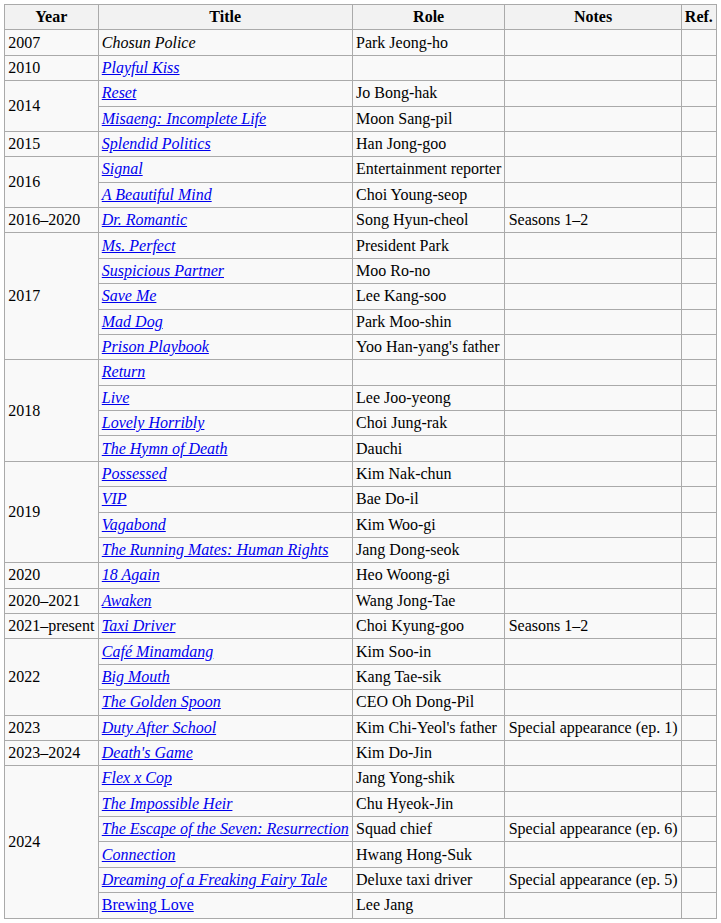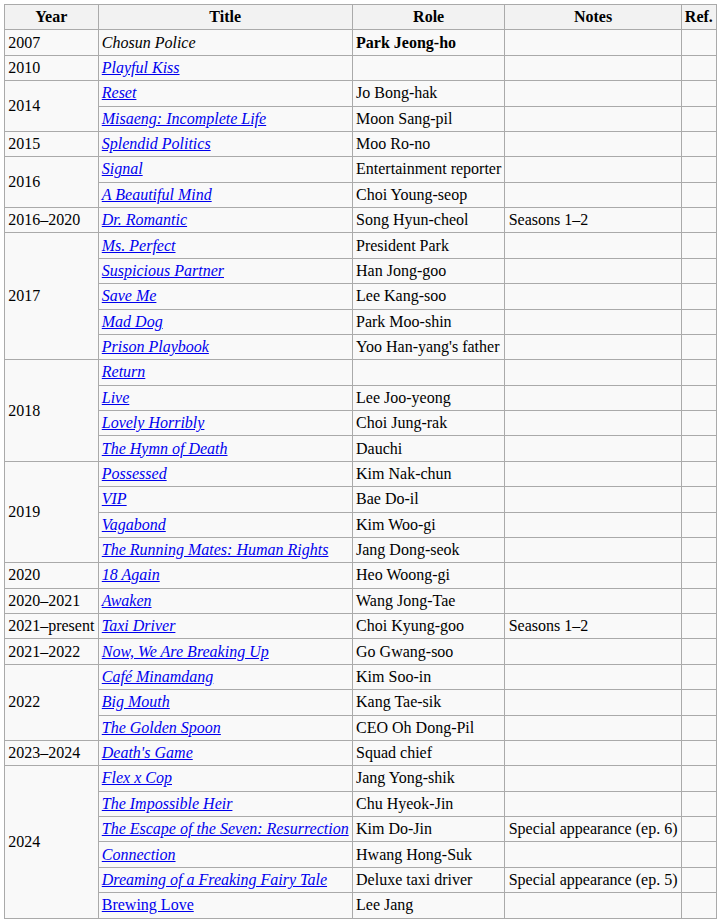(402, 42) normal -> (406, 42) bold
(401, 144) Han Jong-goo -> (393, 144) Moo Ro-no
(393, 270) Moo Ro-no -> (401, 270) Han Jong-goo
+ row: (185, 651)
- row: (159, 727)
(394, 753) Kim Do-Jin -> (394, 753) Squad chief
(394, 829) Squad chief -> (394, 829) Kim Do-Jin
